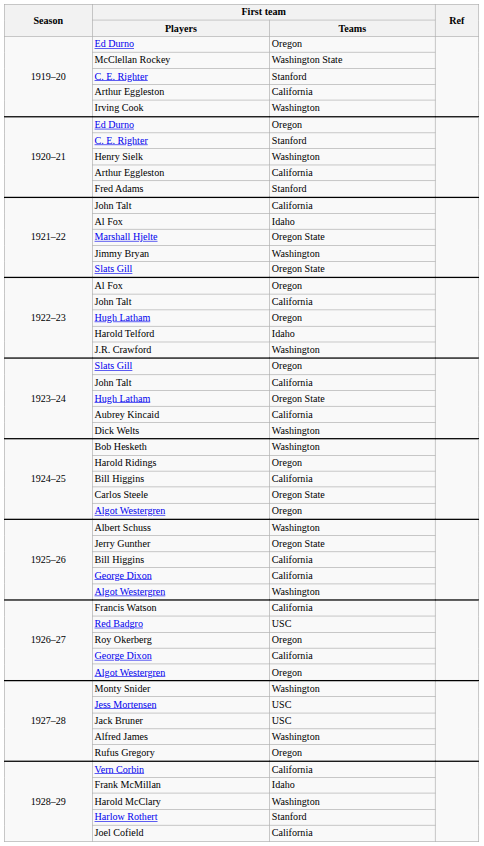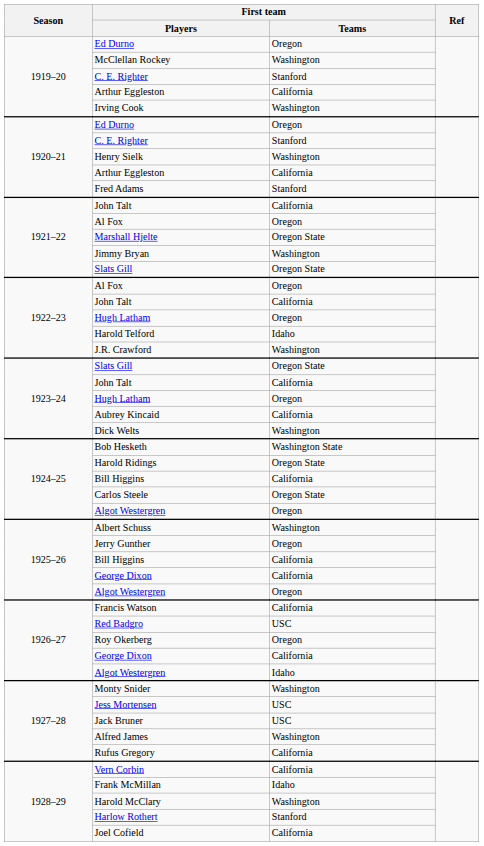(307, 60) Washington State -> (296, 60) Washington
(283, 221) Idaho -> (287, 221) Oregon
(287, 366) Oregon -> (298, 366) Oregon State
(298, 398) Oregon State -> (287, 398) Oregon
(296, 447) Washington -> (307, 447) Washington State
(287, 463) Oregon -> (298, 463) Oregon State
(298, 543) Oregon State -> (287, 543) Oregon
(296, 591) Washington -> (287, 591) Oregon
(287, 672) Oregon -> (283, 672) Idaho
(287, 752) Oregon -> (292, 752) California
